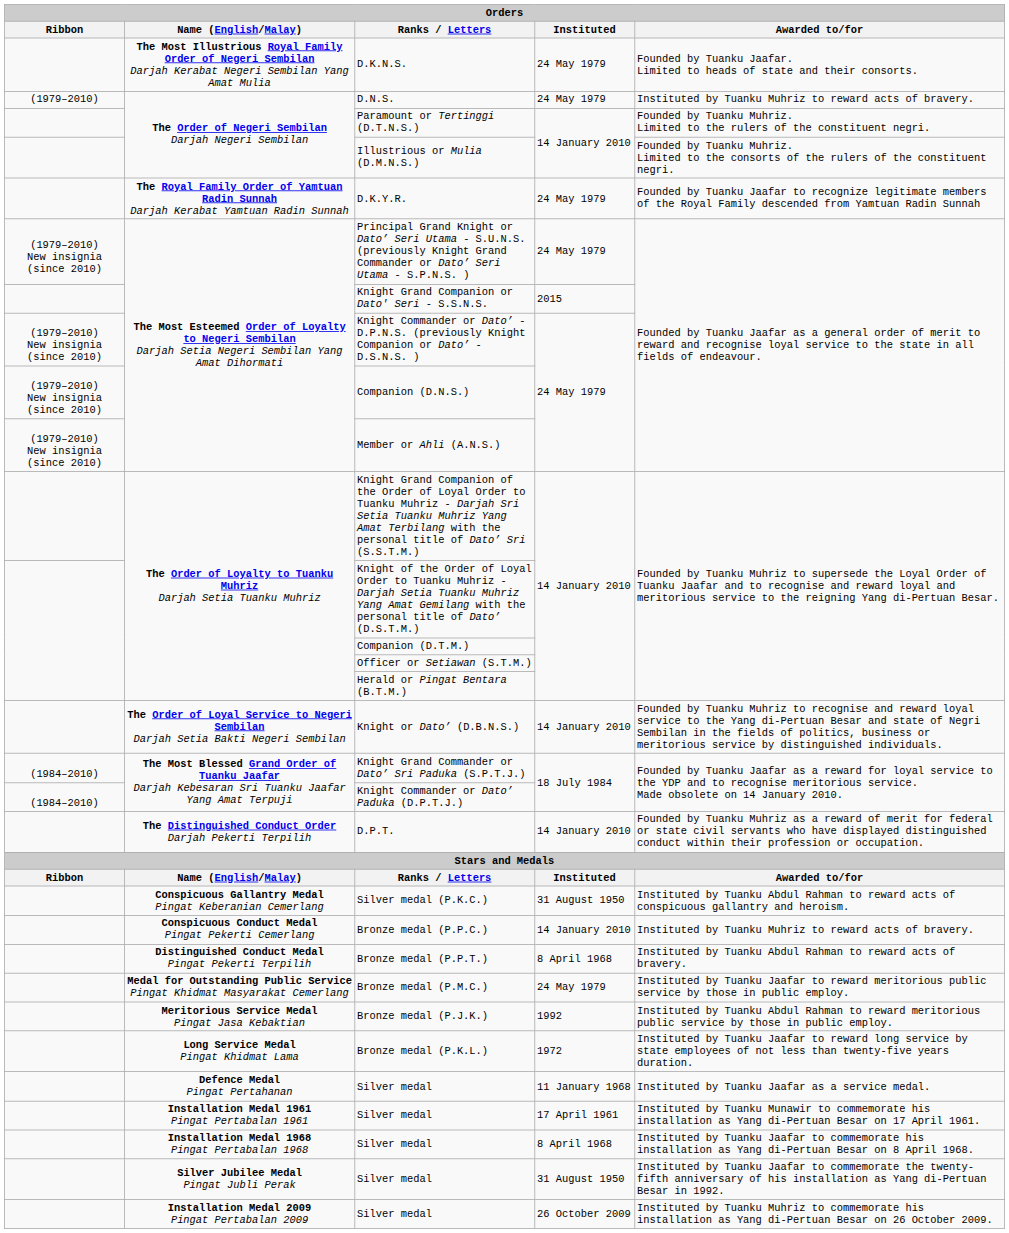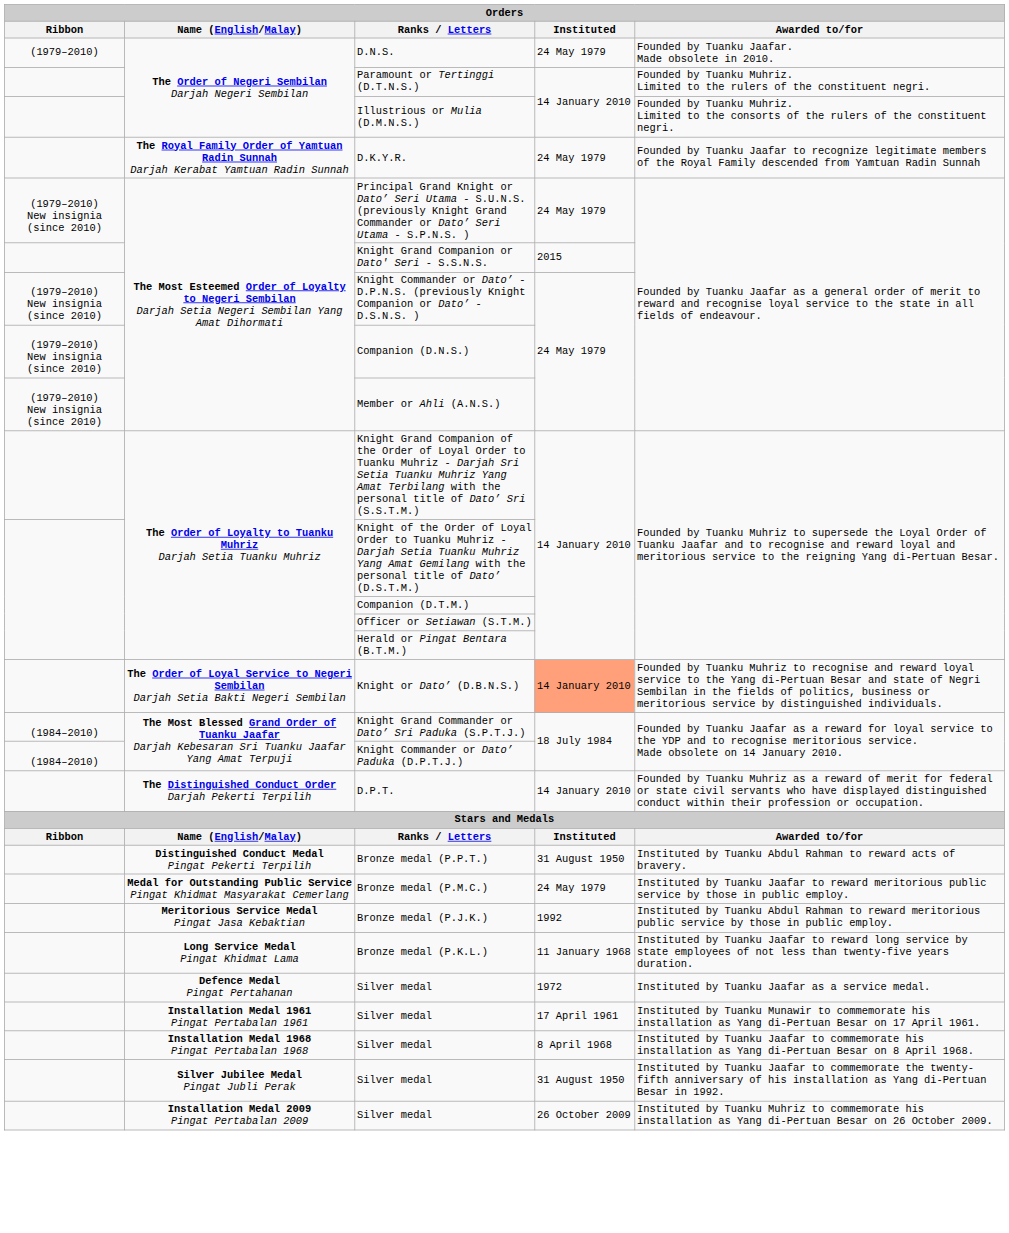- row: (240, 65)
(806, 100) Instituted by Tuanku Muhriz to reward acts of bravery. -> (715, 53) Founded by Tuanku Jaafar. Made obsolete in 2010.
(584, 727) no background -> (584, 686) lightsalmon background
- row: (240, 901)
- row: (240, 930)
(574, 959) 8 April 1968 -> (581, 860) 31 August 1950
(550, 1051) 1972 -> (584, 953) 11 January 1968
(584, 1086) 11 January 1968 -> (550, 988) 1972
